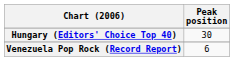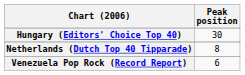+ row: (99, 49)
